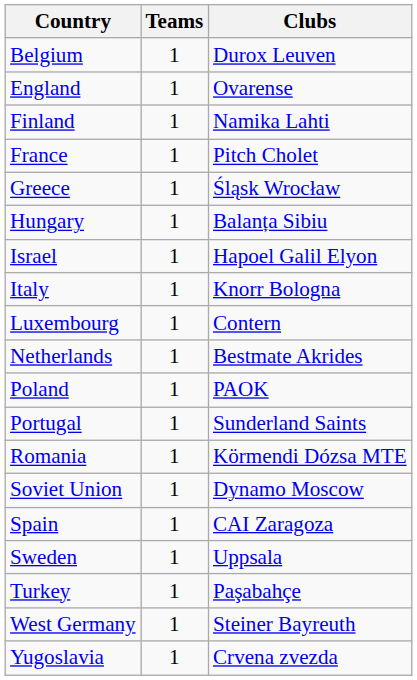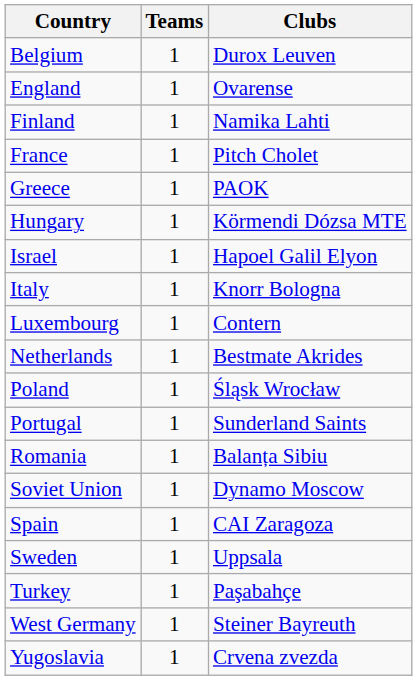(277, 188) Śląsk Wrocław -> (241, 188) PAOK
(270, 222) Balanța Sibiu -> (310, 222) Körmendi Dózsa MTE
(241, 389) PAOK -> (277, 389) Śląsk Wrocław
(310, 456) Körmendi Dózsa MTE -> (270, 456) Balanța Sibiu
